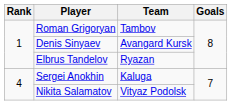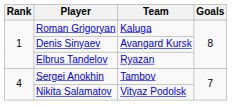(138, 28) Tambov -> (136, 28) Kaluga
(136, 76) Kaluga -> (138, 76) Tambov
